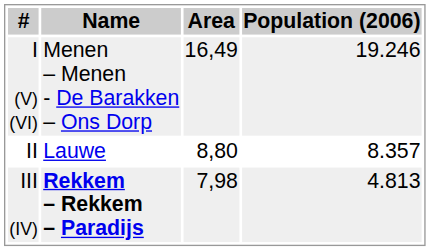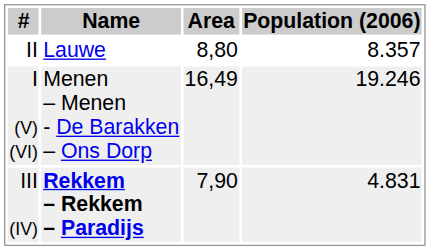rows swapped: (24, 86) <-> (32, 151)
(217, 204) 7,98 -> (217, 204) 7,90
(394, 204) 4.813 -> (394, 204) 4.831
